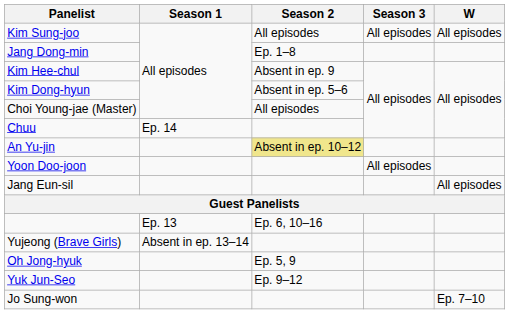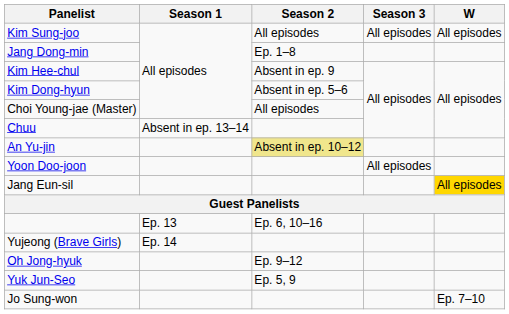(159, 128) Ep. 14 -> (195, 128) Absent in ep. 13–14
(469, 185) no background -> (469, 185) gold background
(195, 242) Absent in ep. 13–14 -> (159, 242) Ep. 14
(275, 261) Ep. 5, 9 -> (278, 261) Ep. 9–12
(278, 280) Ep. 9–12 -> (275, 280) Ep. 5, 9
